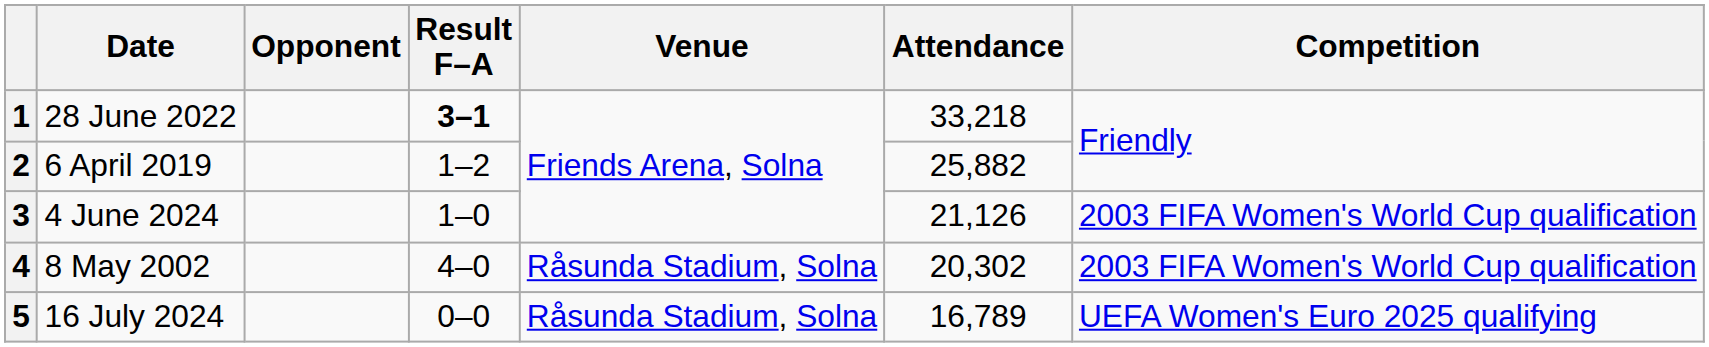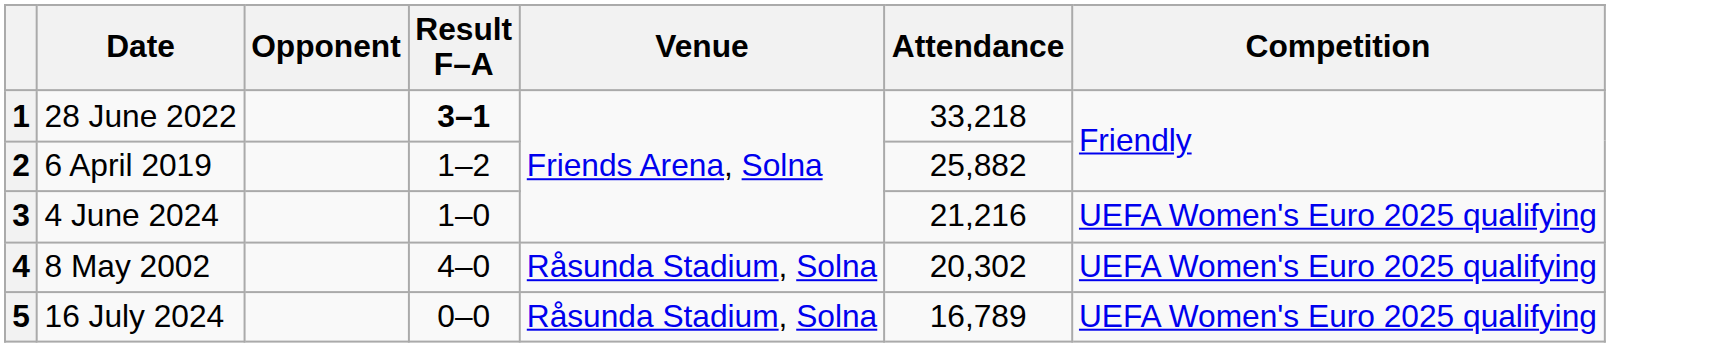(978, 215) 21,126 -> (978, 215) 21,216
(1388, 215) 2003 FIFA Women's World Cup qualification -> (1338, 215) UEFA Women's Euro 2025 qualifying
(1388, 266) 2003 FIFA Women's World Cup qualification -> (1338, 266) UEFA Women's Euro 2025 qualifying
